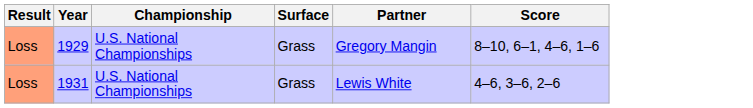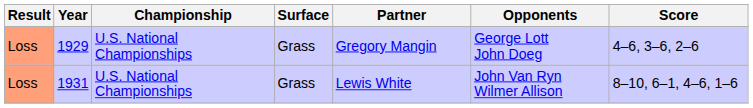+ column: (540, 15)
(537, 45) 8–10, 6–1, 4–6, 1–6 -> (656, 45) 4–6, 3–6, 2–6
(517, 84) 4–6, 3–6, 2–6 -> (675, 84) 8–10, 6–1, 4–6, 1–6
